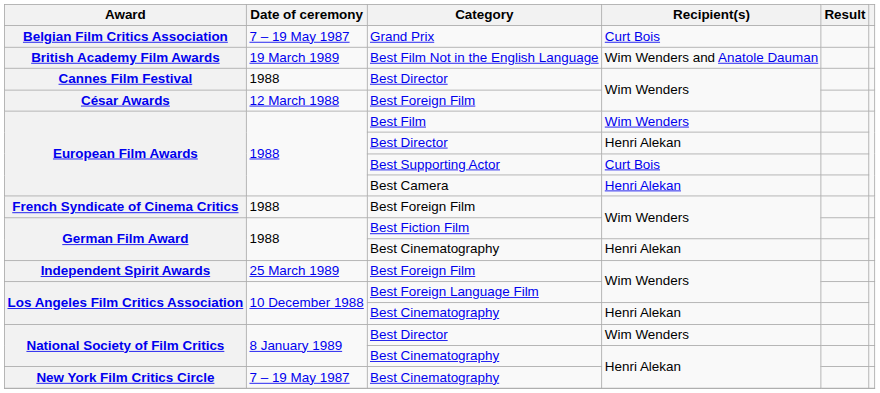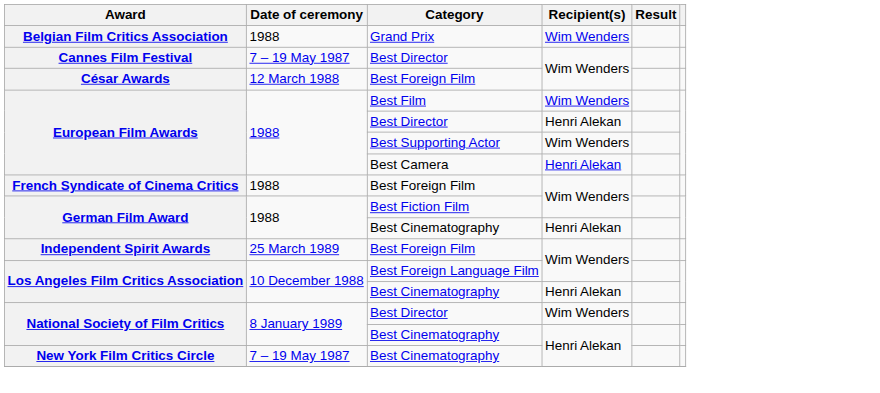(300, 36) 7 – 19 May 1987 -> (264, 36) 1988
(632, 36) Curt Bois -> (587, 36) Wim Wenders
- row: (125, 57)
(264, 79) 1988 -> (300, 57) 7 – 19 May 1987
(632, 164) Curt Bois -> (587, 143) Wim Wenders
